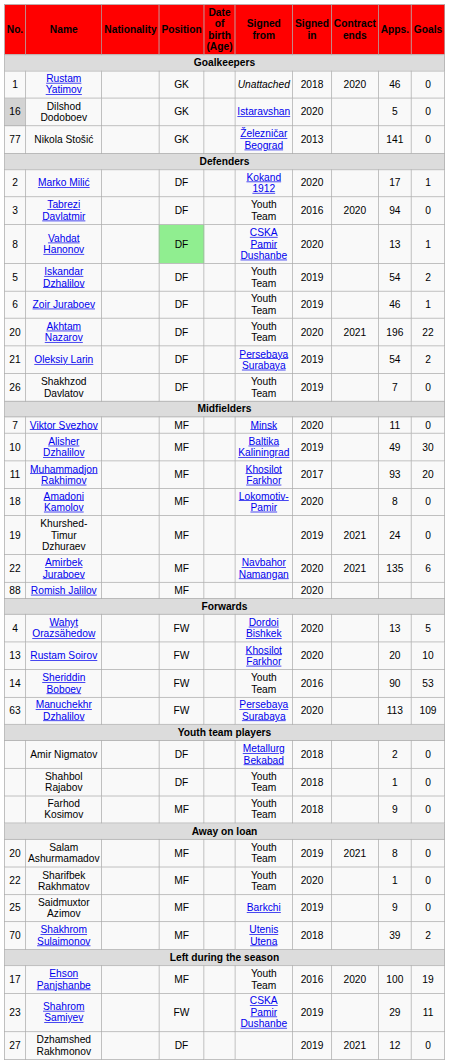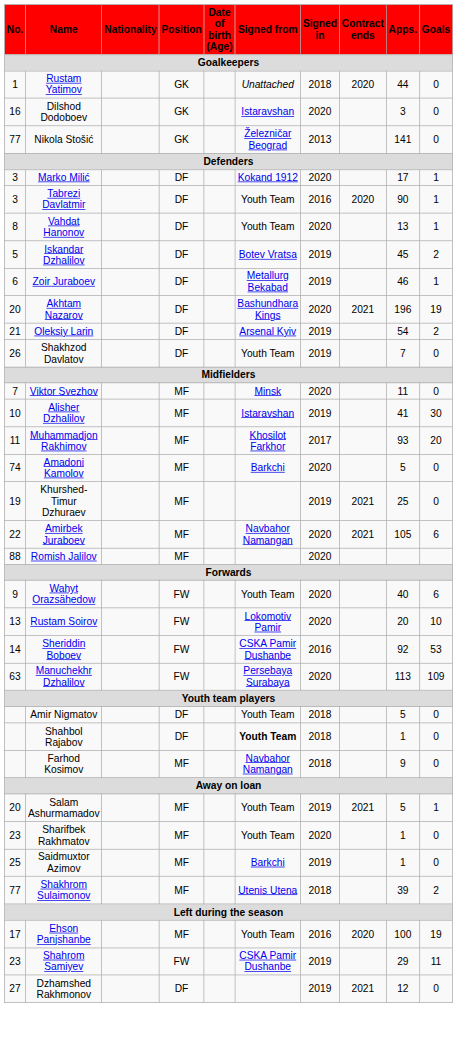(395, 85) 46 -> (403, 85) 44
(15, 112) lightgrey background -> (15, 112) no background
(395, 112) 5 -> (403, 112) 3
(15, 184) 2 -> (15, 178) 3
(395, 211) 94 -> (403, 200) 90
(428, 211) 0 -> (436, 200) 1
(182, 244) lightgreen background -> (182, 227) no background
(264, 244) CSKA Pamir Dushanbe -> (268, 227) Youth Team
(264, 277) Youth Team -> (268, 255) Botev Vratsa
(395, 277) 54 -> (403, 255) 45
(264, 305) Youth Team -> (268, 282) Metallurg Bekabad
(264, 332) Youth Team -> (268, 310) Bashundhara Kings
(428, 332) 22 -> (436, 310) 19
(264, 360) Persebaya Surabaya -> (268, 332) Arsenal Kyiv
(264, 447) Baltika Kaliningrad -> (268, 413) Istaravshan
(395, 447) 49 -> (403, 413) 41
(15, 502) 18 -> (15, 468) 74
(264, 502) Lokomotiv-Pamir -> (268, 468) Barkchi
(395, 502) 8 -> (403, 468) 5
(395, 536) 24 -> (403, 501) 25
(395, 569) 135 -> (403, 535) 105
(15, 629) 4 -> (15, 594) 9
(264, 629) Dordoi Bishkek -> (268, 594) Youth Team
(395, 629) 13 -> (403, 594) 40
(428, 629) 5 -> (436, 594) 6
(264, 656) Khosilot Farkhor -> (268, 622) Lokomotiv Pamir
(264, 684) Youth Team -> (268, 650) CSKA Pamir Dushanbe
(395, 684) 90 -> (403, 650) 92
(264, 755) Metallurg Bekabad -> (268, 715) Youth Team
(395, 755) 2 -> (403, 715) 5
(264, 782) normal -> (268, 737) bold
(264, 810) Youth Team -> (268, 764) Navbahor Namangan
(395, 853) 8 -> (403, 808) 5
(428, 853) 0 -> (436, 808) 1
(15, 881) 22 -> (15, 836) 23
(395, 908) 9 -> (403, 863) 1
(15, 936) 70 -> (15, 891) 77
